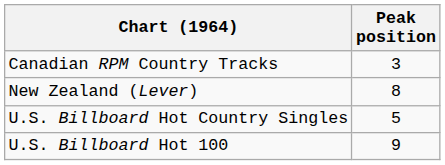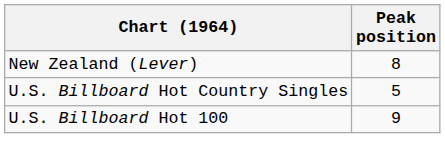- row: (143, 65)
